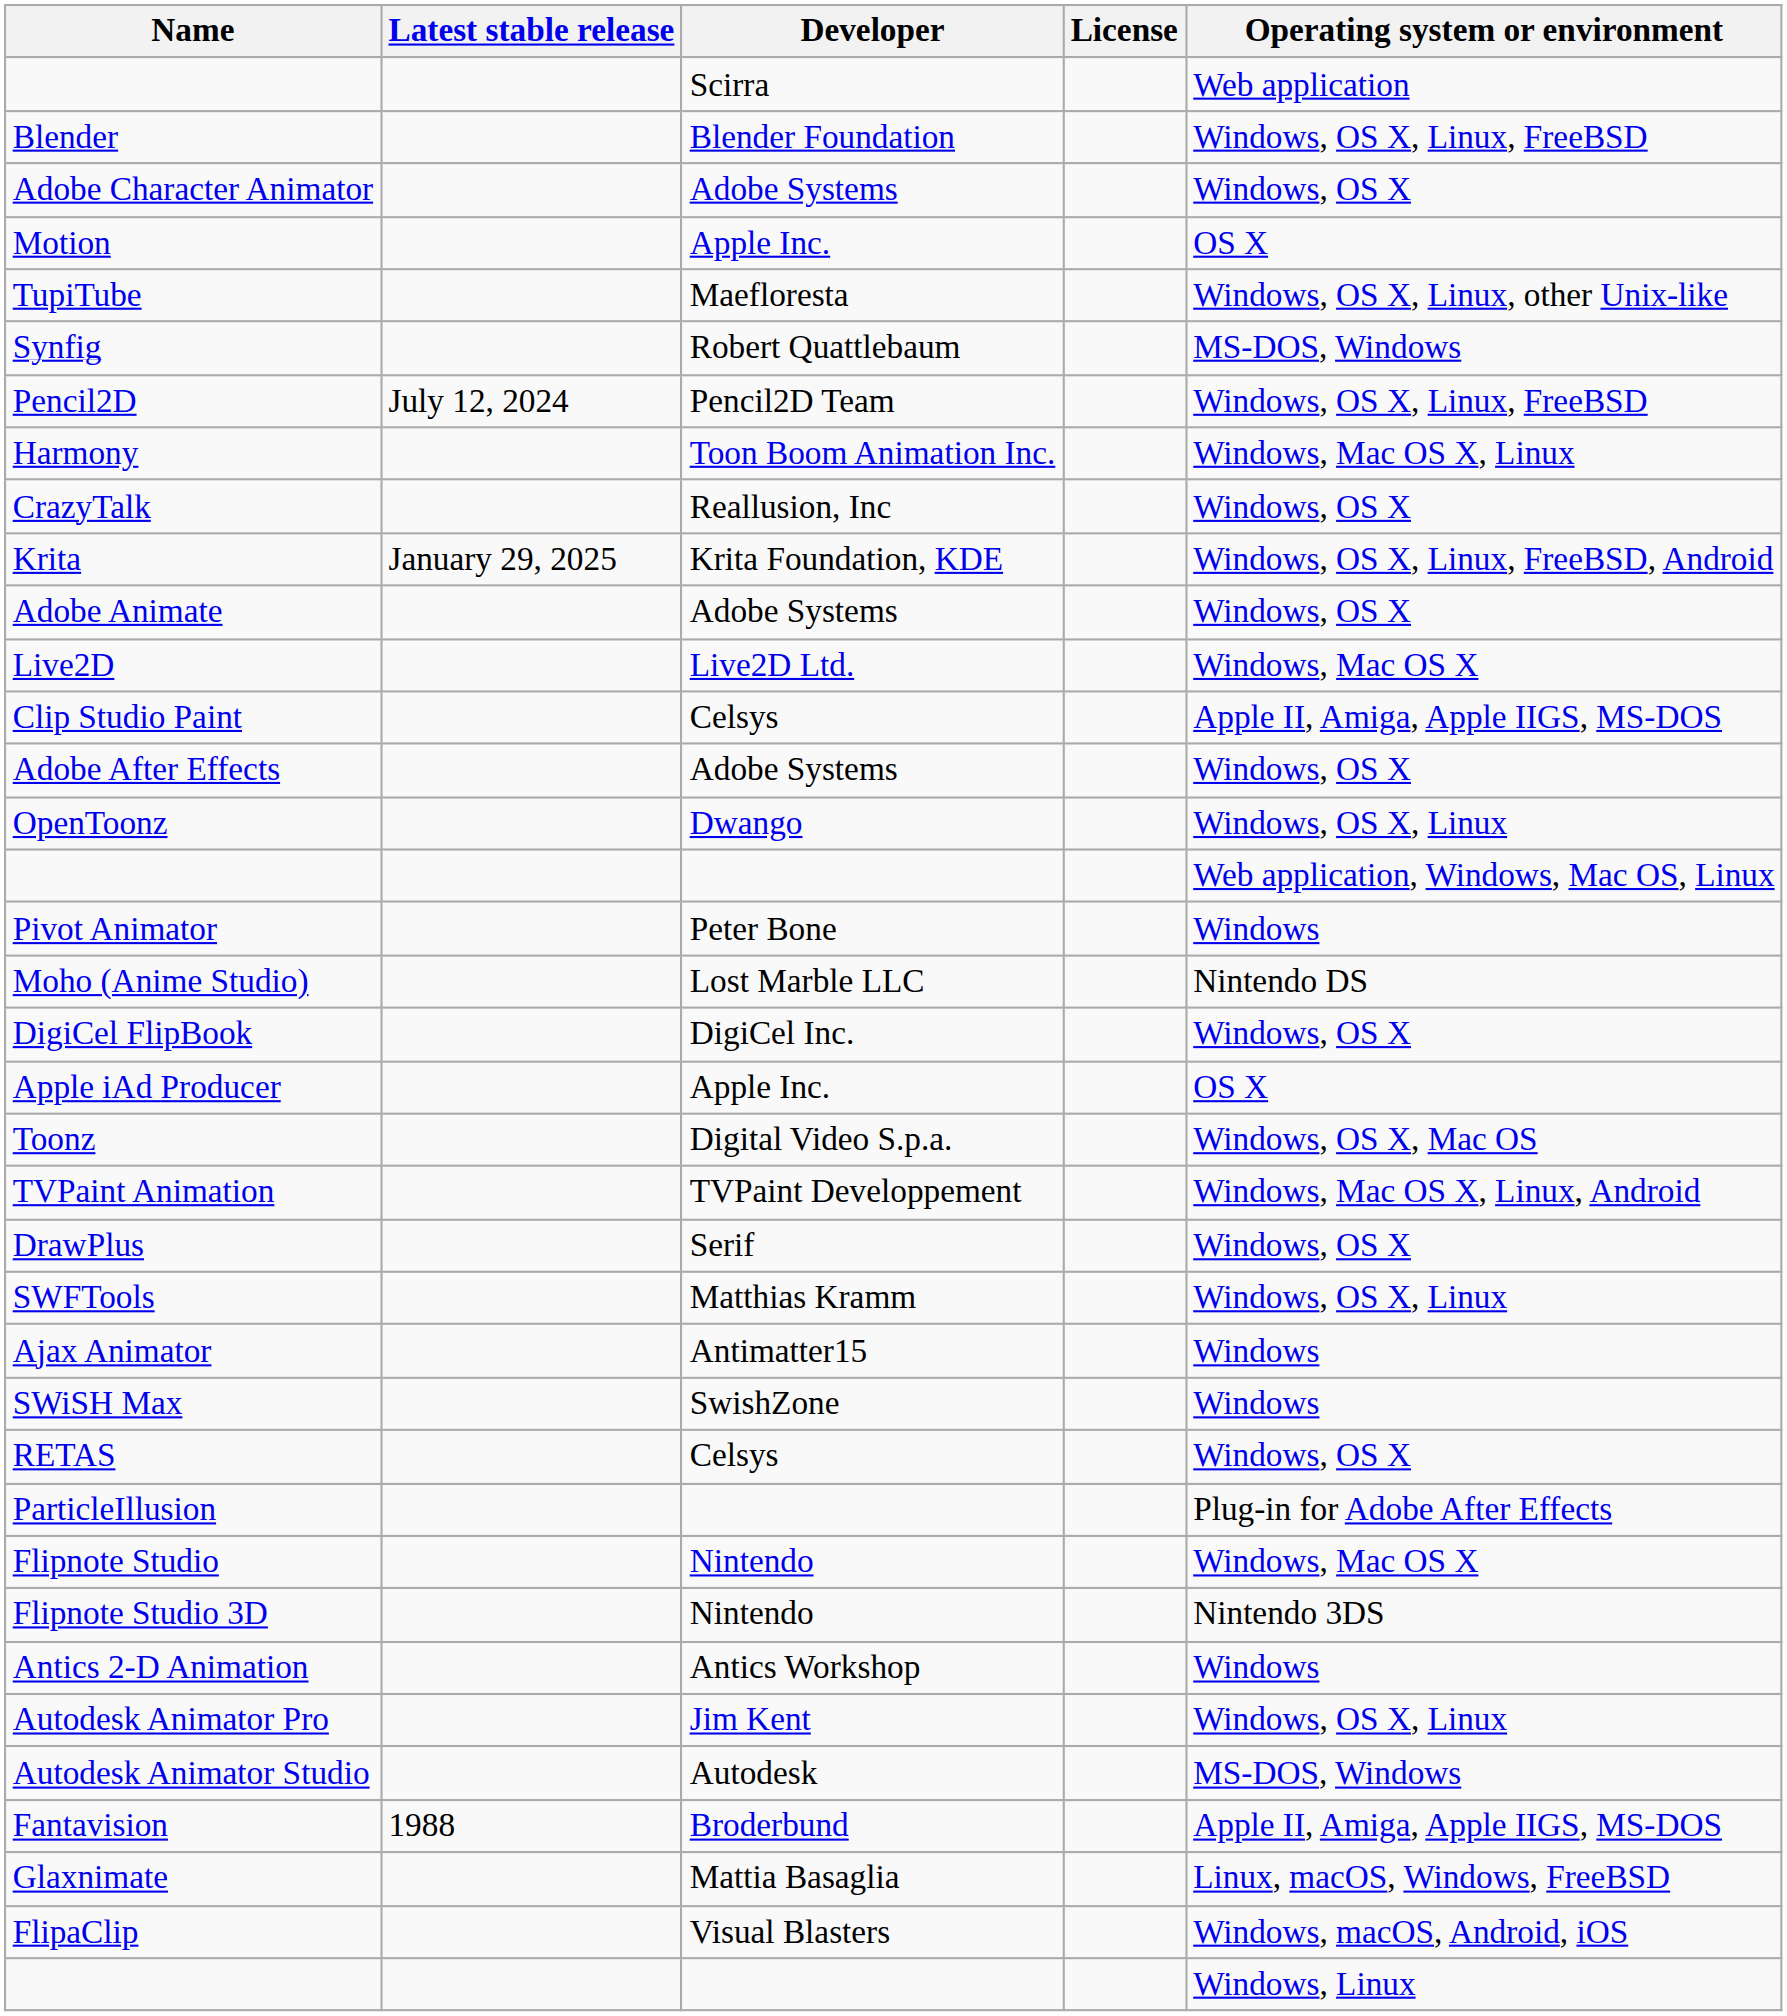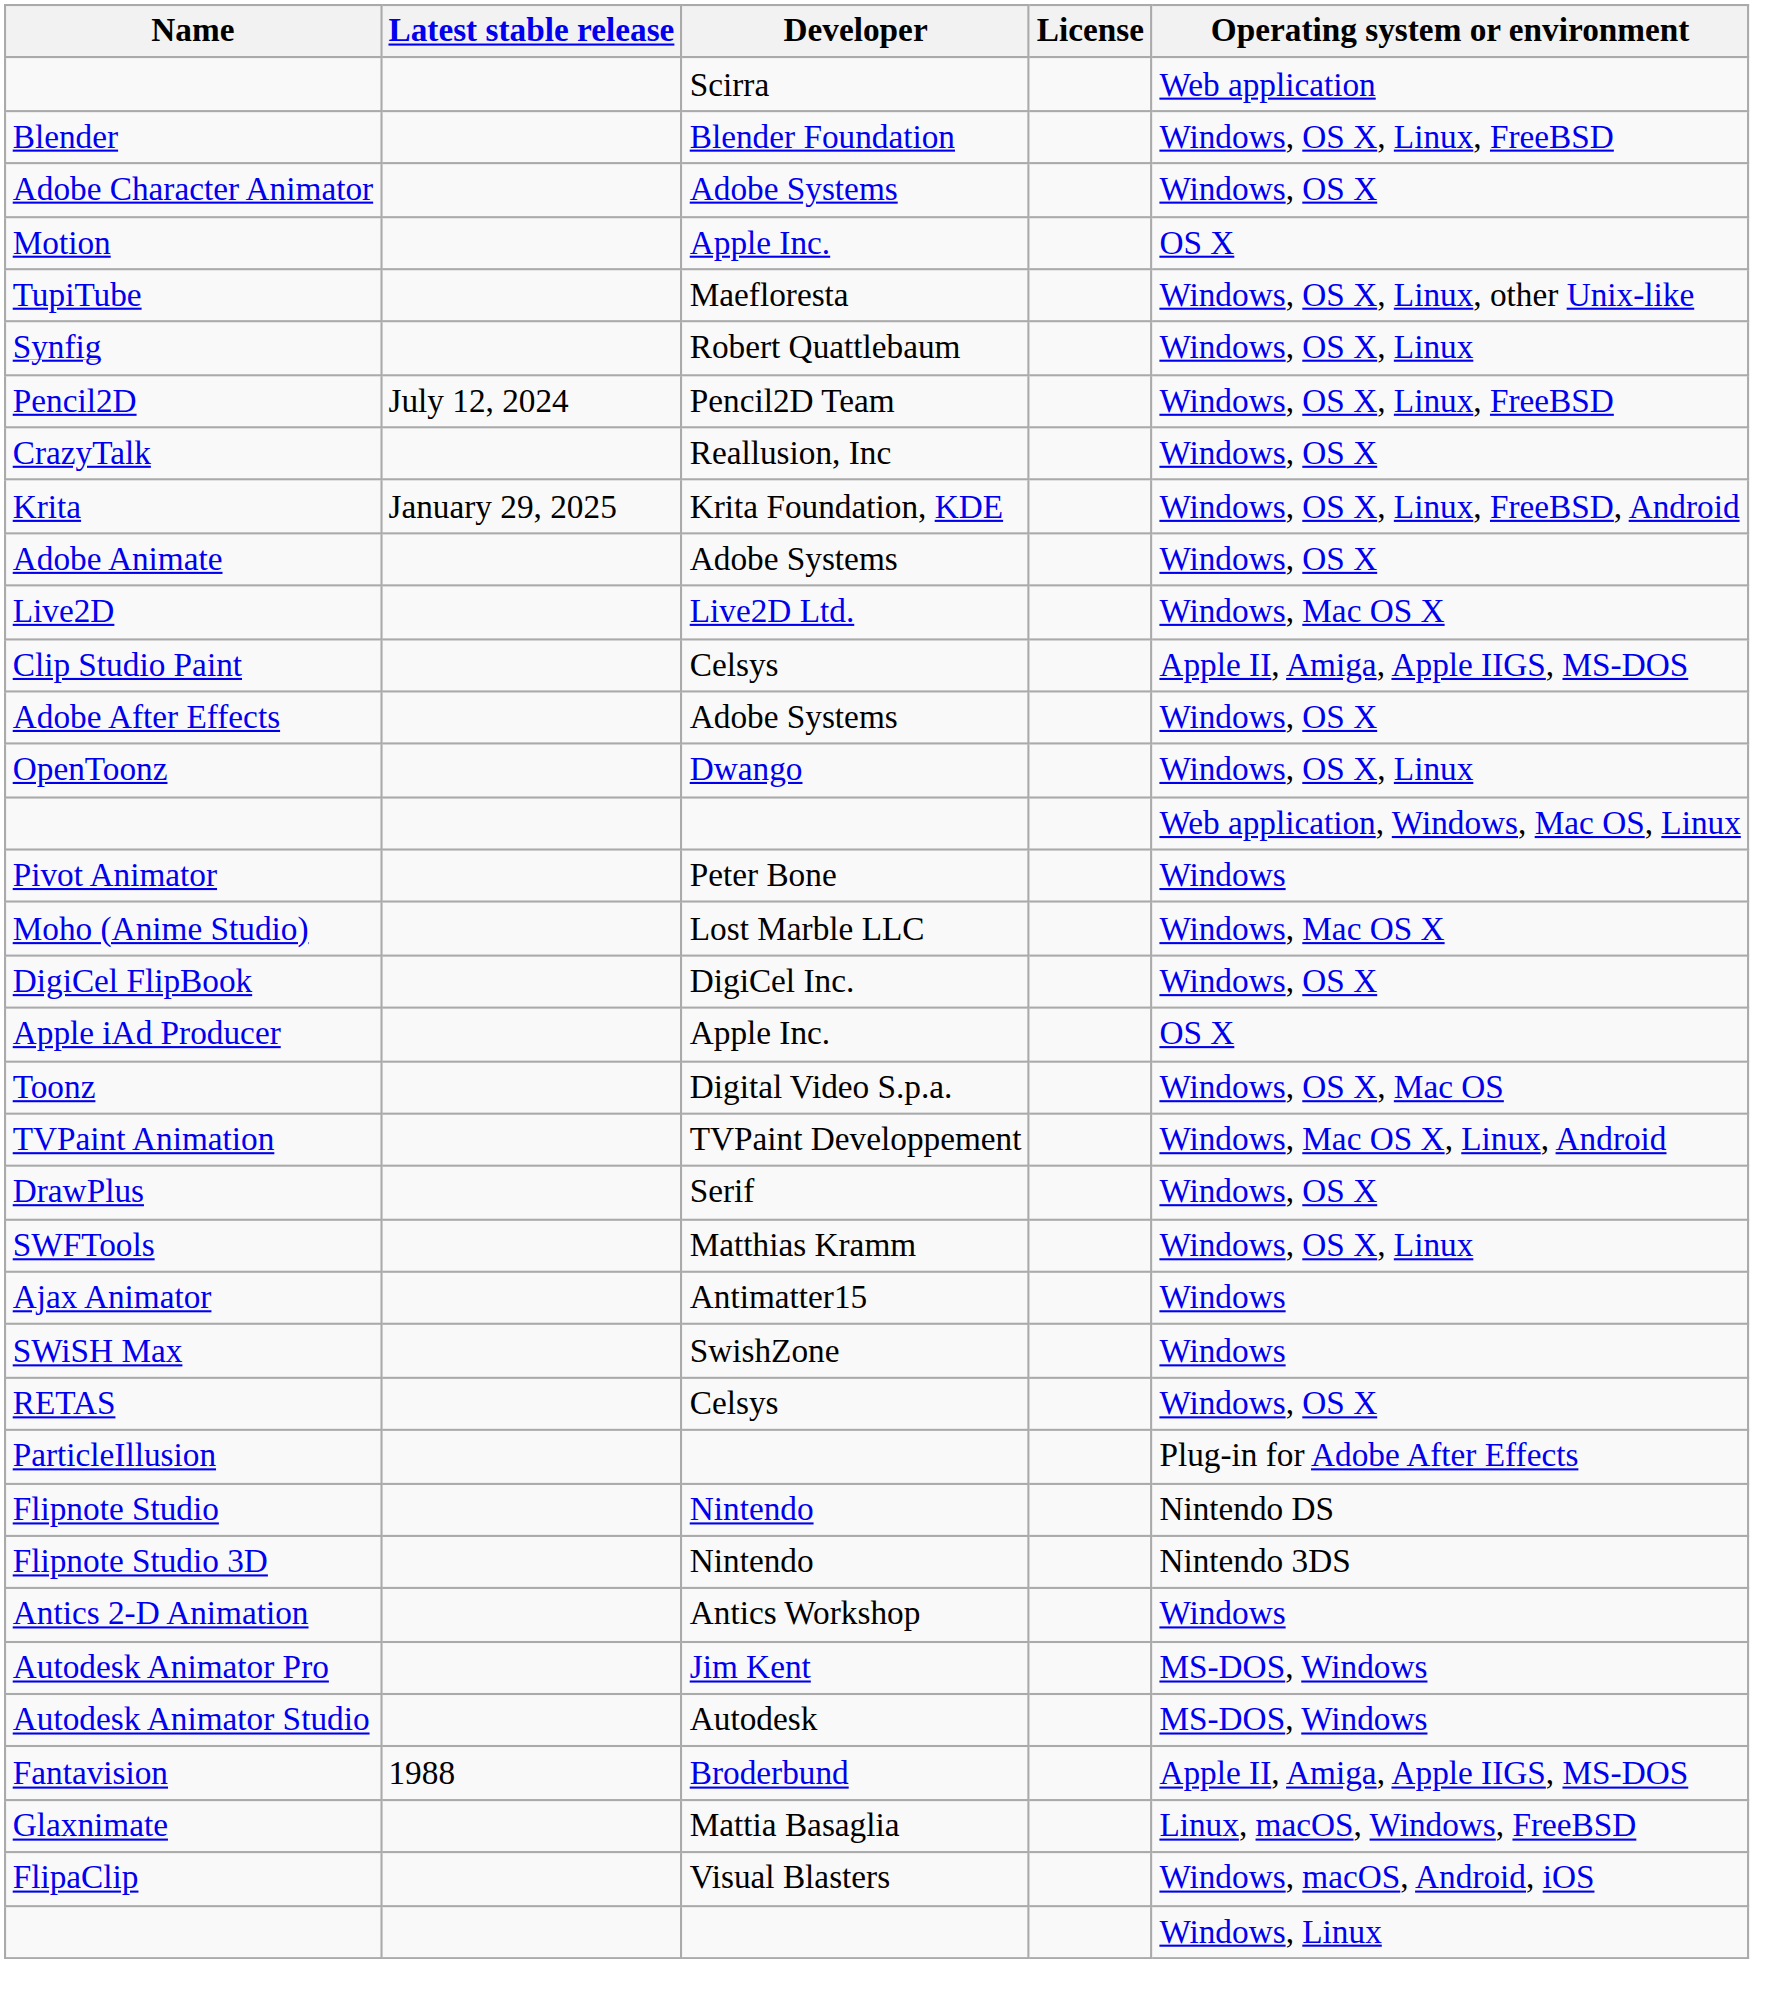(1327, 347) MS-DOS, Windows -> (1316, 347) Windows, OS X, Linux
- row: (76, 453)
(1281, 980) Nintendo DS -> (1302, 928) Windows, Mac OS X
(1336, 1561) Windows, Mac OS X -> (1247, 1508) Nintendo DS
(1350, 1719) Windows, OS X, Linux -> (1293, 1667) MS-DOS, Windows
